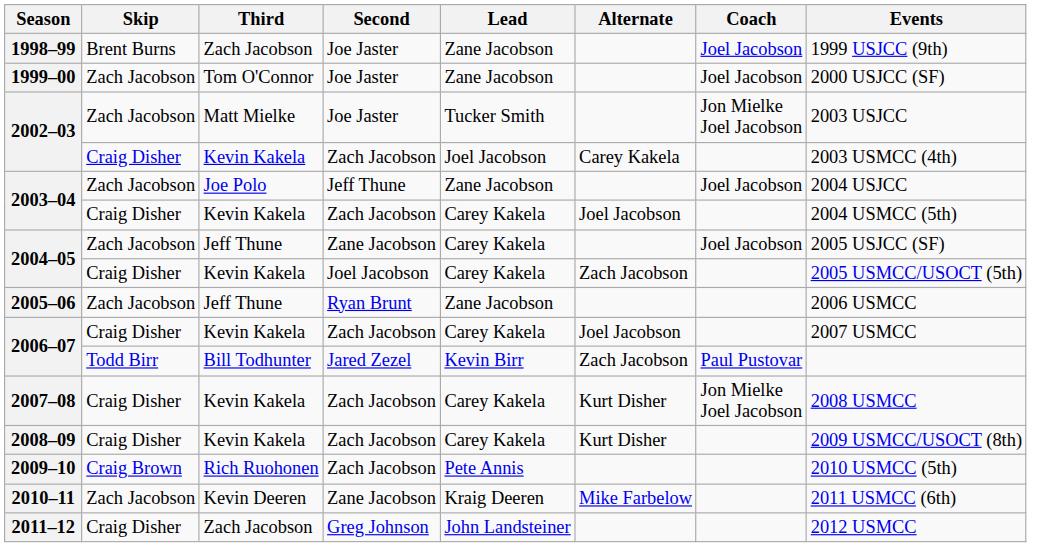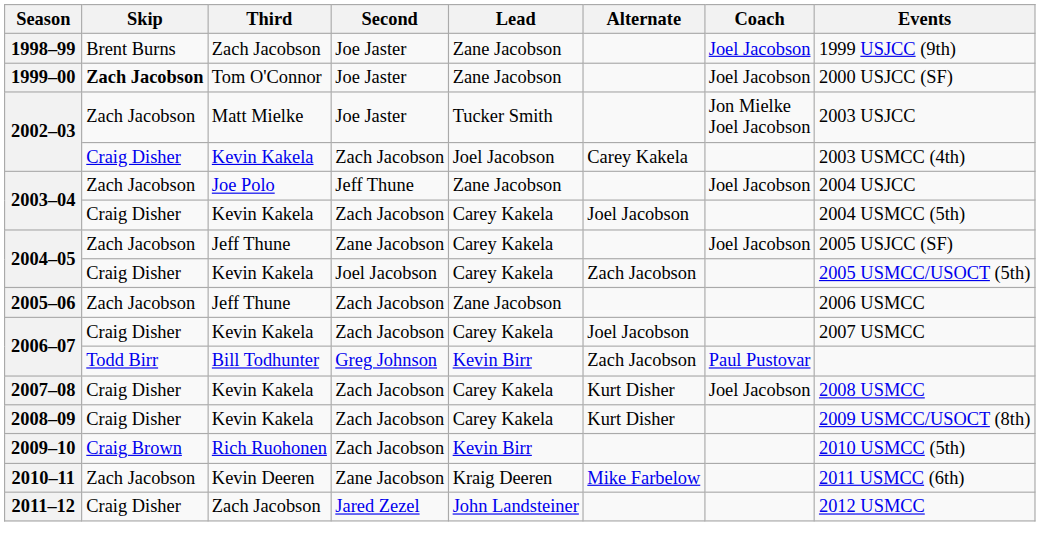(141, 77) normal -> (145, 77) bold
(369, 302) Ryan Brunt -> (390, 302) Zach Jacobson
(369, 360) Jared Zezel -> (386, 360) Greg Johnson
(751, 400) Jon Mielke Joel Jacobson -> (760, 389) Joel Jacobson
(484, 469) Pete Annis -> (492, 448) Kevin Birr
(378, 527) Greg Johnson -> (377, 506) Jared Zezel
